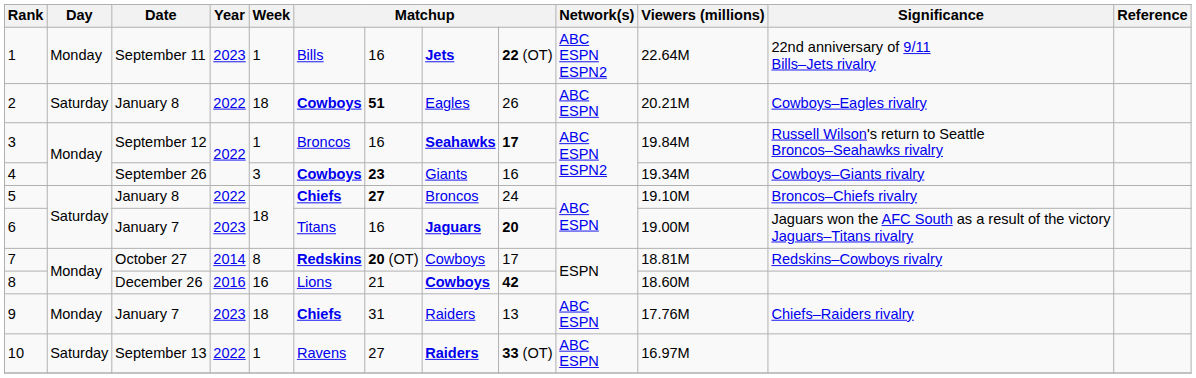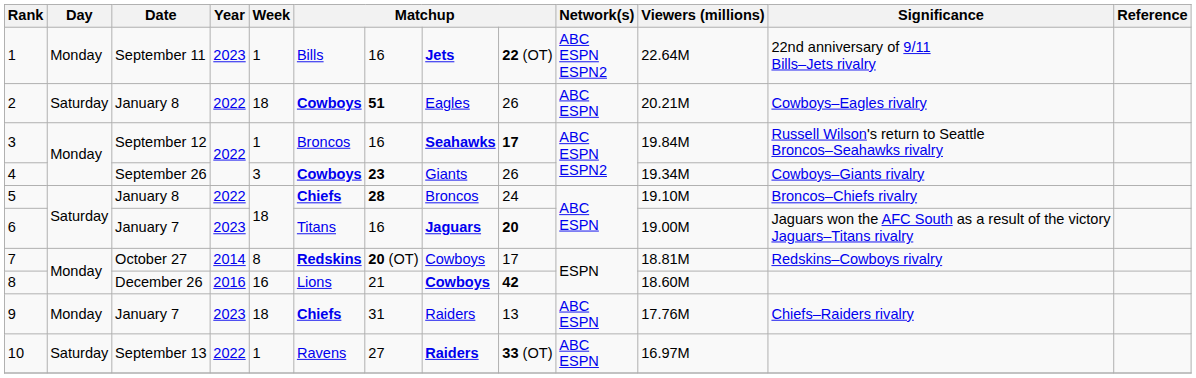(510, 173) 16 -> (510, 173) 26
(376, 197) 27 -> (376, 197) 28
